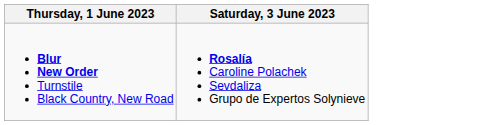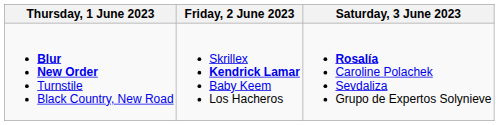+ column: (240, 14)
